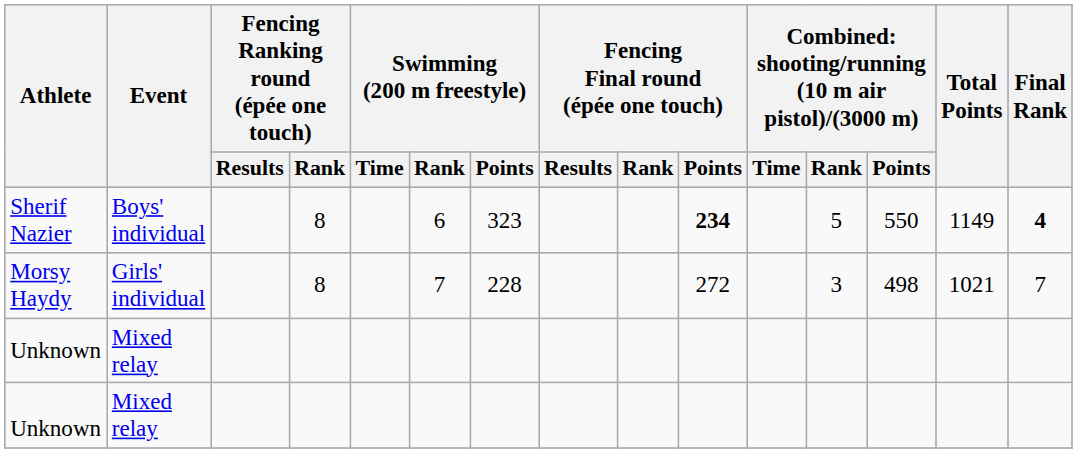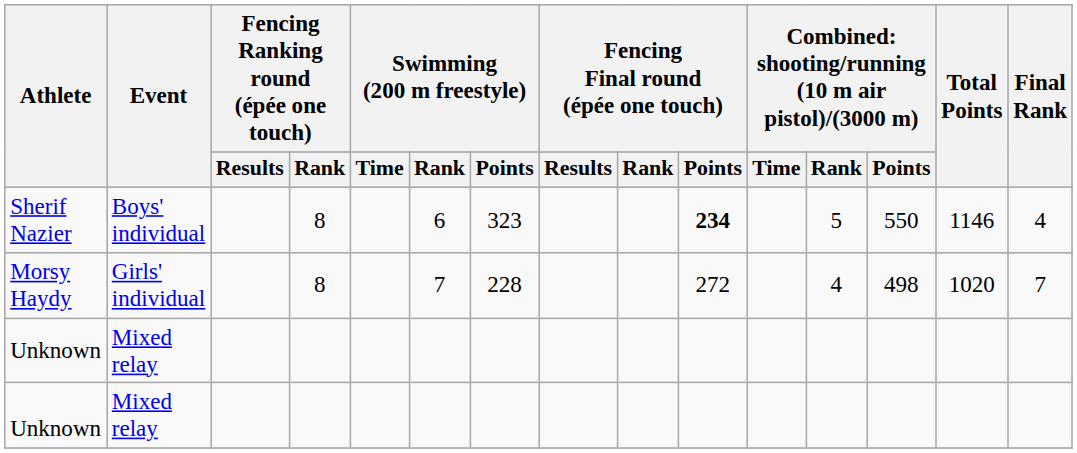(972, 220) 1149 -> (972, 220) 1146
(1040, 220) bold -> (1040, 220) normal
(836, 285) 3 -> (836, 285) 4
(972, 285) 1021 -> (972, 285) 1020
